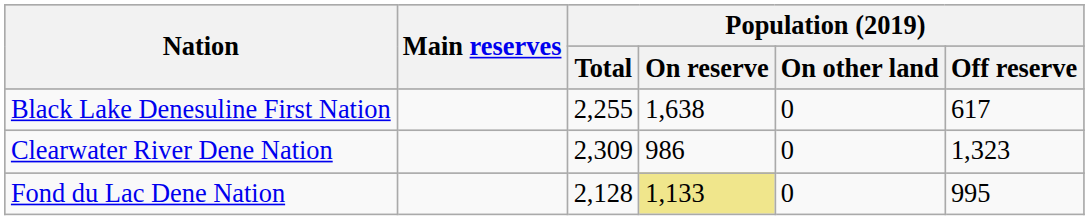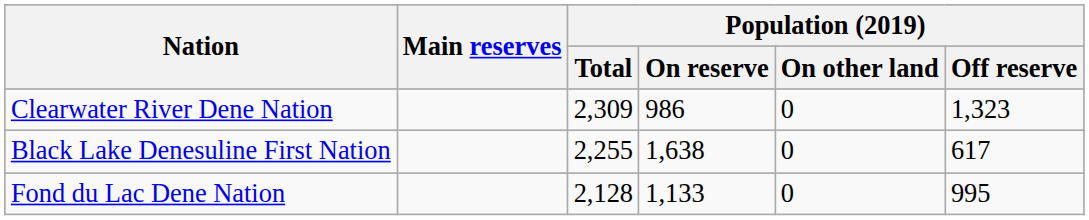rows swapped: (201, 109) <-> (172, 151)
(675, 192) khaki background -> (675, 192) no background
